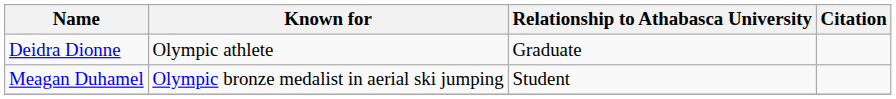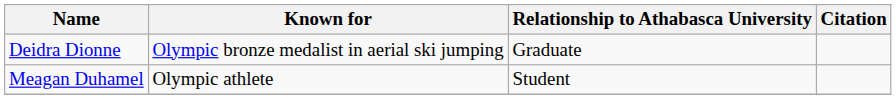(213, 49) Olympic athlete -> (328, 49) Olympic bronze medalist in aerial ski jumping
(328, 79) Olympic bronze medalist in aerial ski jumping -> (213, 79) Olympic athlete
